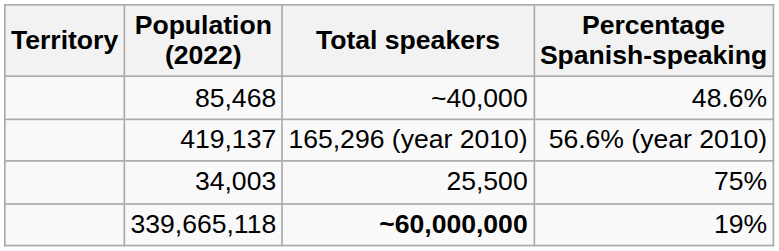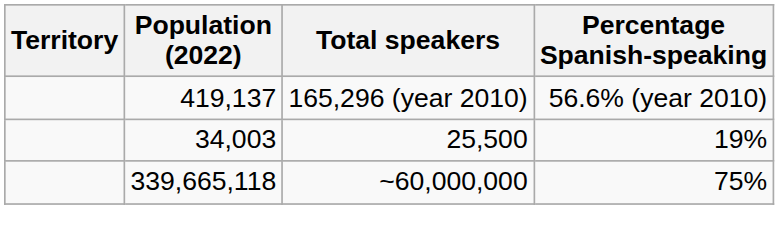- row: (236, 97)
(741, 181) 75% -> (741, 139) 19%
(453, 223) bold -> (453, 181) normal
(741, 223) 19% -> (741, 181) 75%
